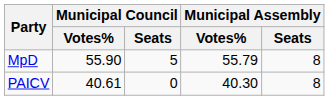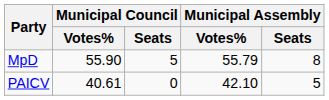(240, 83) 40.30 -> (240, 83) 42.10
(317, 83) 8 -> (317, 83) 5
